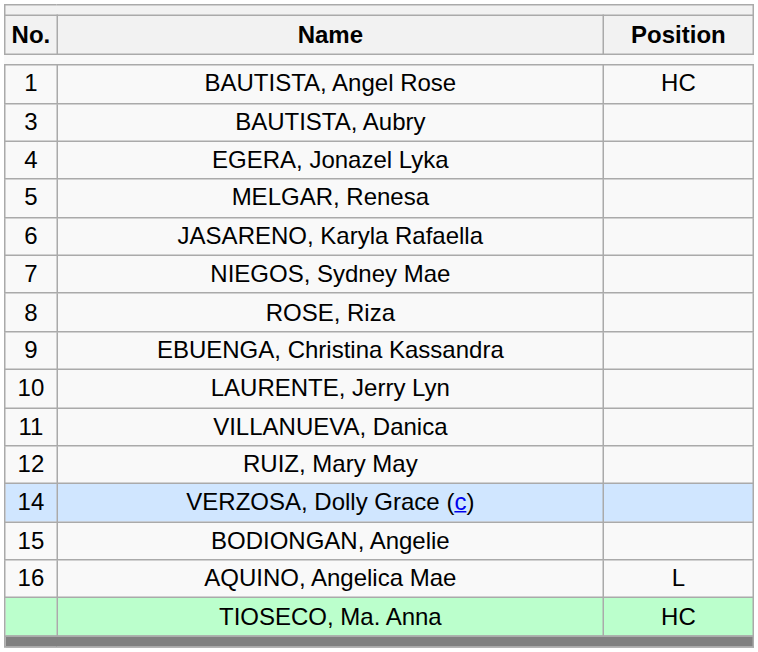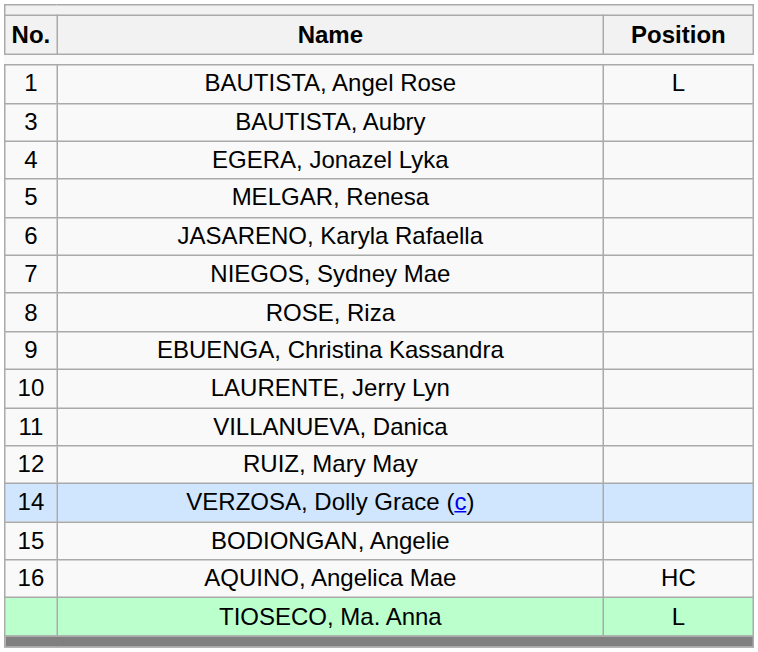(678, 83) HC -> (678, 83) L
(678, 578) L -> (678, 578) HC
(678, 616) HC -> (678, 616) L
